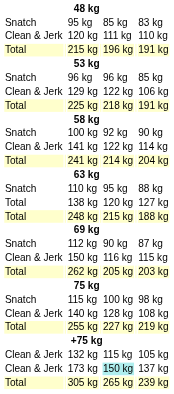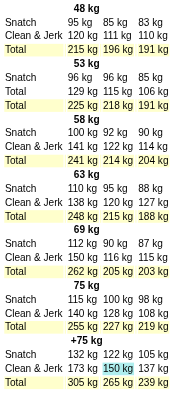(34, 91) Clean & Jerk -> (16, 91) Total
(118, 91) 122 kg -> (118, 91) 115 kg
(16, 202) Total -> (34, 202) Clean & Jerk
(34, 355) Clean & Jerk -> (21, 355) Snatch
(118, 355) 115 kg -> (118, 355) 122 kg
